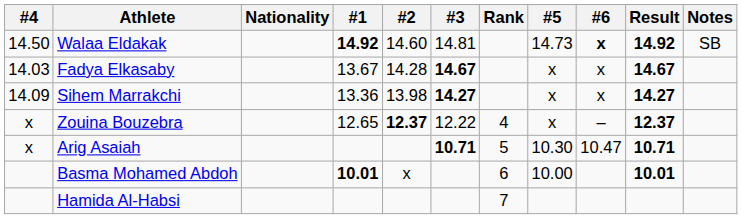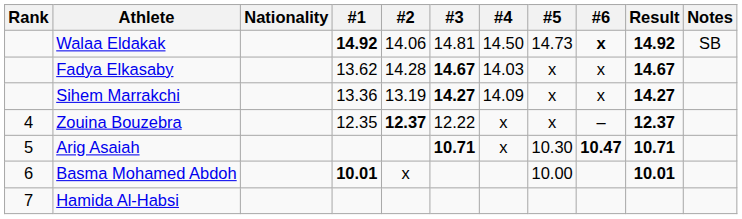columns swapped: (504, 17) <-> (29, 17)
(407, 43) 14.60 -> (406, 43) 14.06
(358, 69) 13.67 -> (357, 69) 13.62
(407, 95) 13.98 -> (406, 95) 13.19
(358, 122) 12.65 -> (357, 122) 12.35
(601, 148) normal -> (601, 148) bold
